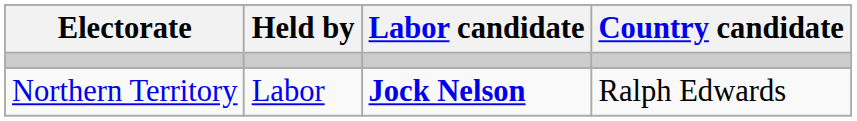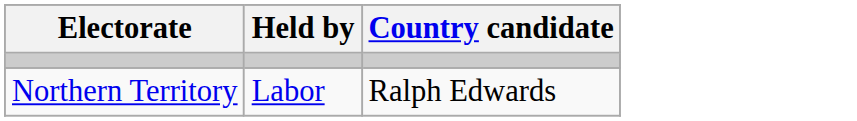- column: (476, 28)
